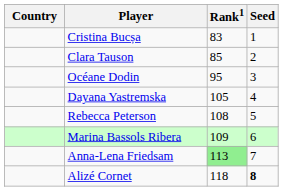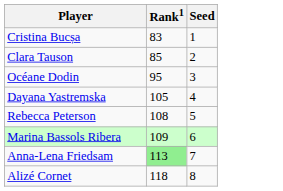- column: (35, 16)
(253, 176) bold -> (193, 176) normal
